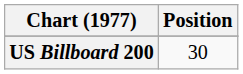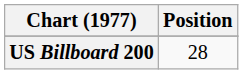(198, 52) 30 -> (198, 52) 28
